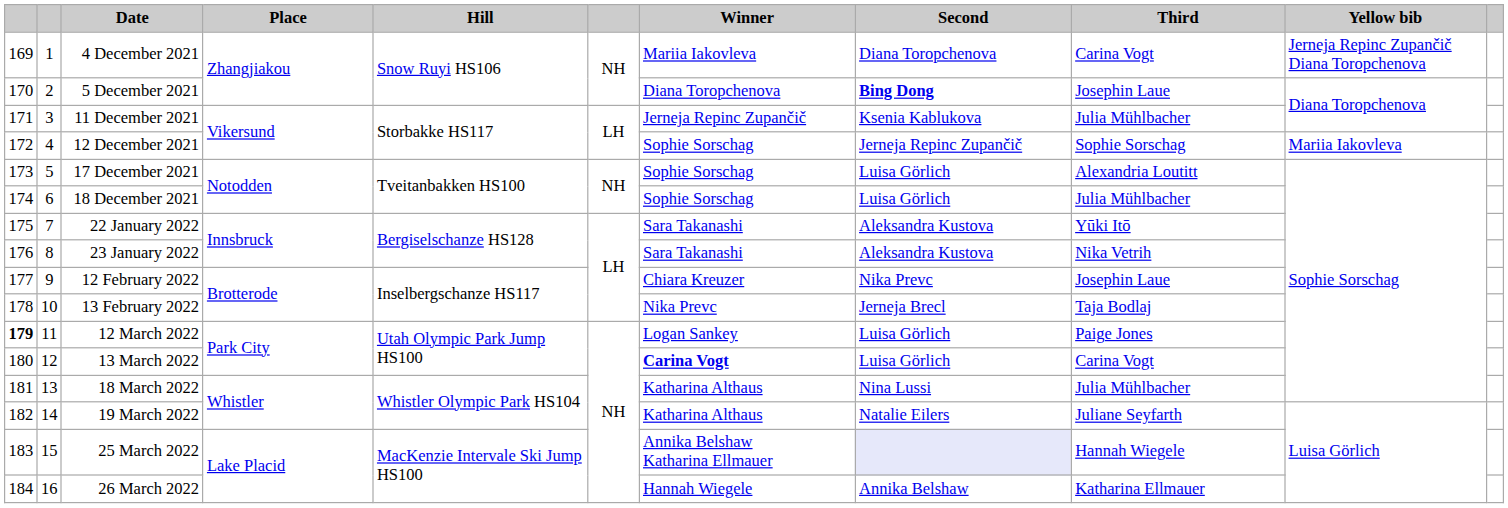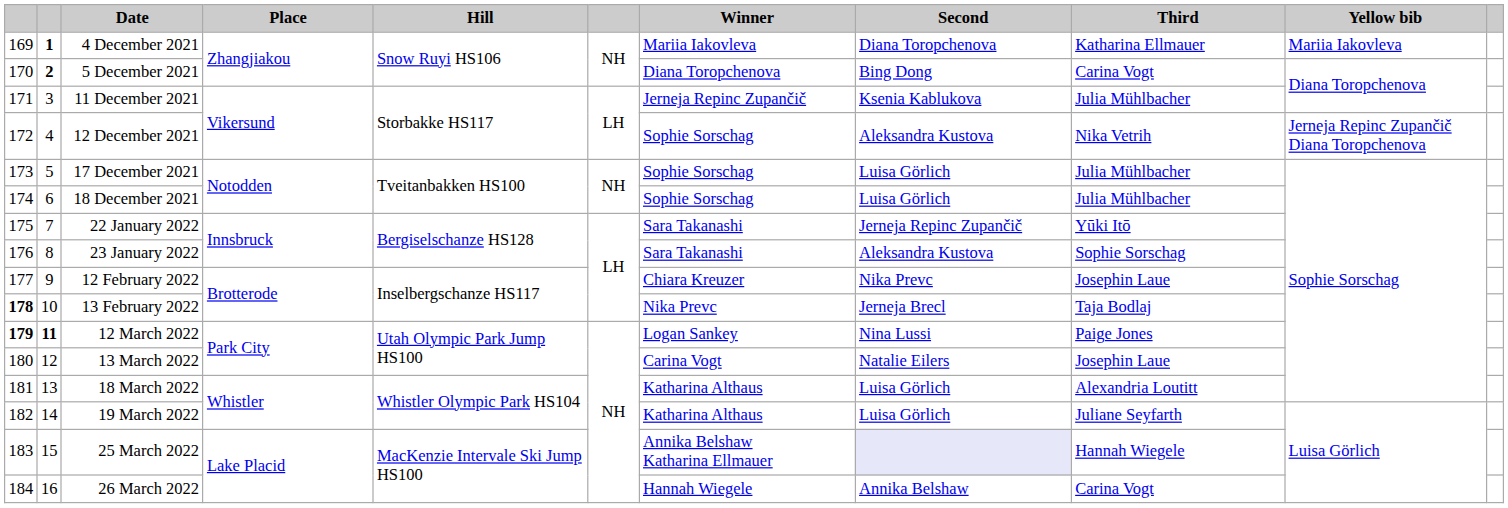(49, 54) normal -> (49, 44) bold
(1114, 54) Carina Vogt -> (1140, 44) Katharina Ellmauer
(1370, 54) Jerneja Repinc Zupančič Diana Toropchenova -> (1345, 44) Mariia Iakovleva
(49, 90) normal -> (49, 71) bold
(896, 90) bold -> (896, 71) normal
(1123, 90) Josephin Laue -> (1114, 71) Carina Vogt
(941, 144) Jerneja Repinc Zupančič -> (926, 135) Aleksandra Kustova
(1130, 144) Sophie Sorschag -> (1113, 135) Nika Vetrih
(1345, 144) Mariia Iakovleva -> (1370, 135) Jerneja Repinc Zupančič Diana Toropchenova
(1136, 171) Alexandria Loutitt -> (1133, 171) Julia Mühlbacher
(926, 225) Aleksandra Kustova -> (941, 225) Jerneja Repinc Zupančič
(1113, 252) Nika Vetrih -> (1130, 252) Sophie Sorschag
(21, 306) normal -> (21, 306) bold
(49, 333) normal -> (49, 333) bold
(905, 333) Luisa Görlich -> (895, 333) Nina Lussi
(686, 360) bold -> (682, 360) normal
(905, 360) Luisa Görlich -> (904, 360) Natalie Eilers
(1114, 360) Carina Vogt -> (1123, 360) Josephin Laue
(895, 387) Nina Lussi -> (905, 387) Luisa Görlich
(1133, 387) Julia Mühlbacher -> (1136, 387) Alexandria Loutitt
(904, 414) Natalie Eilers -> (905, 414) Luisa Görlich
(1140, 488) Katharina Ellmauer -> (1114, 488) Carina Vogt
